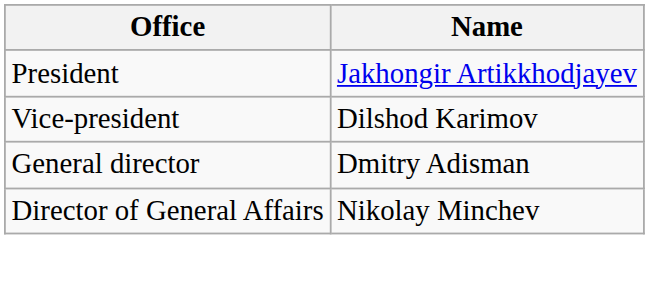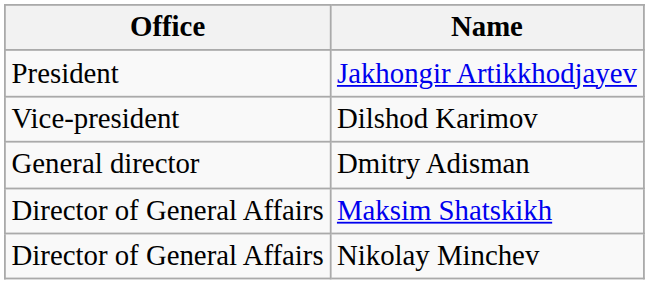+ row: (445, 210)
